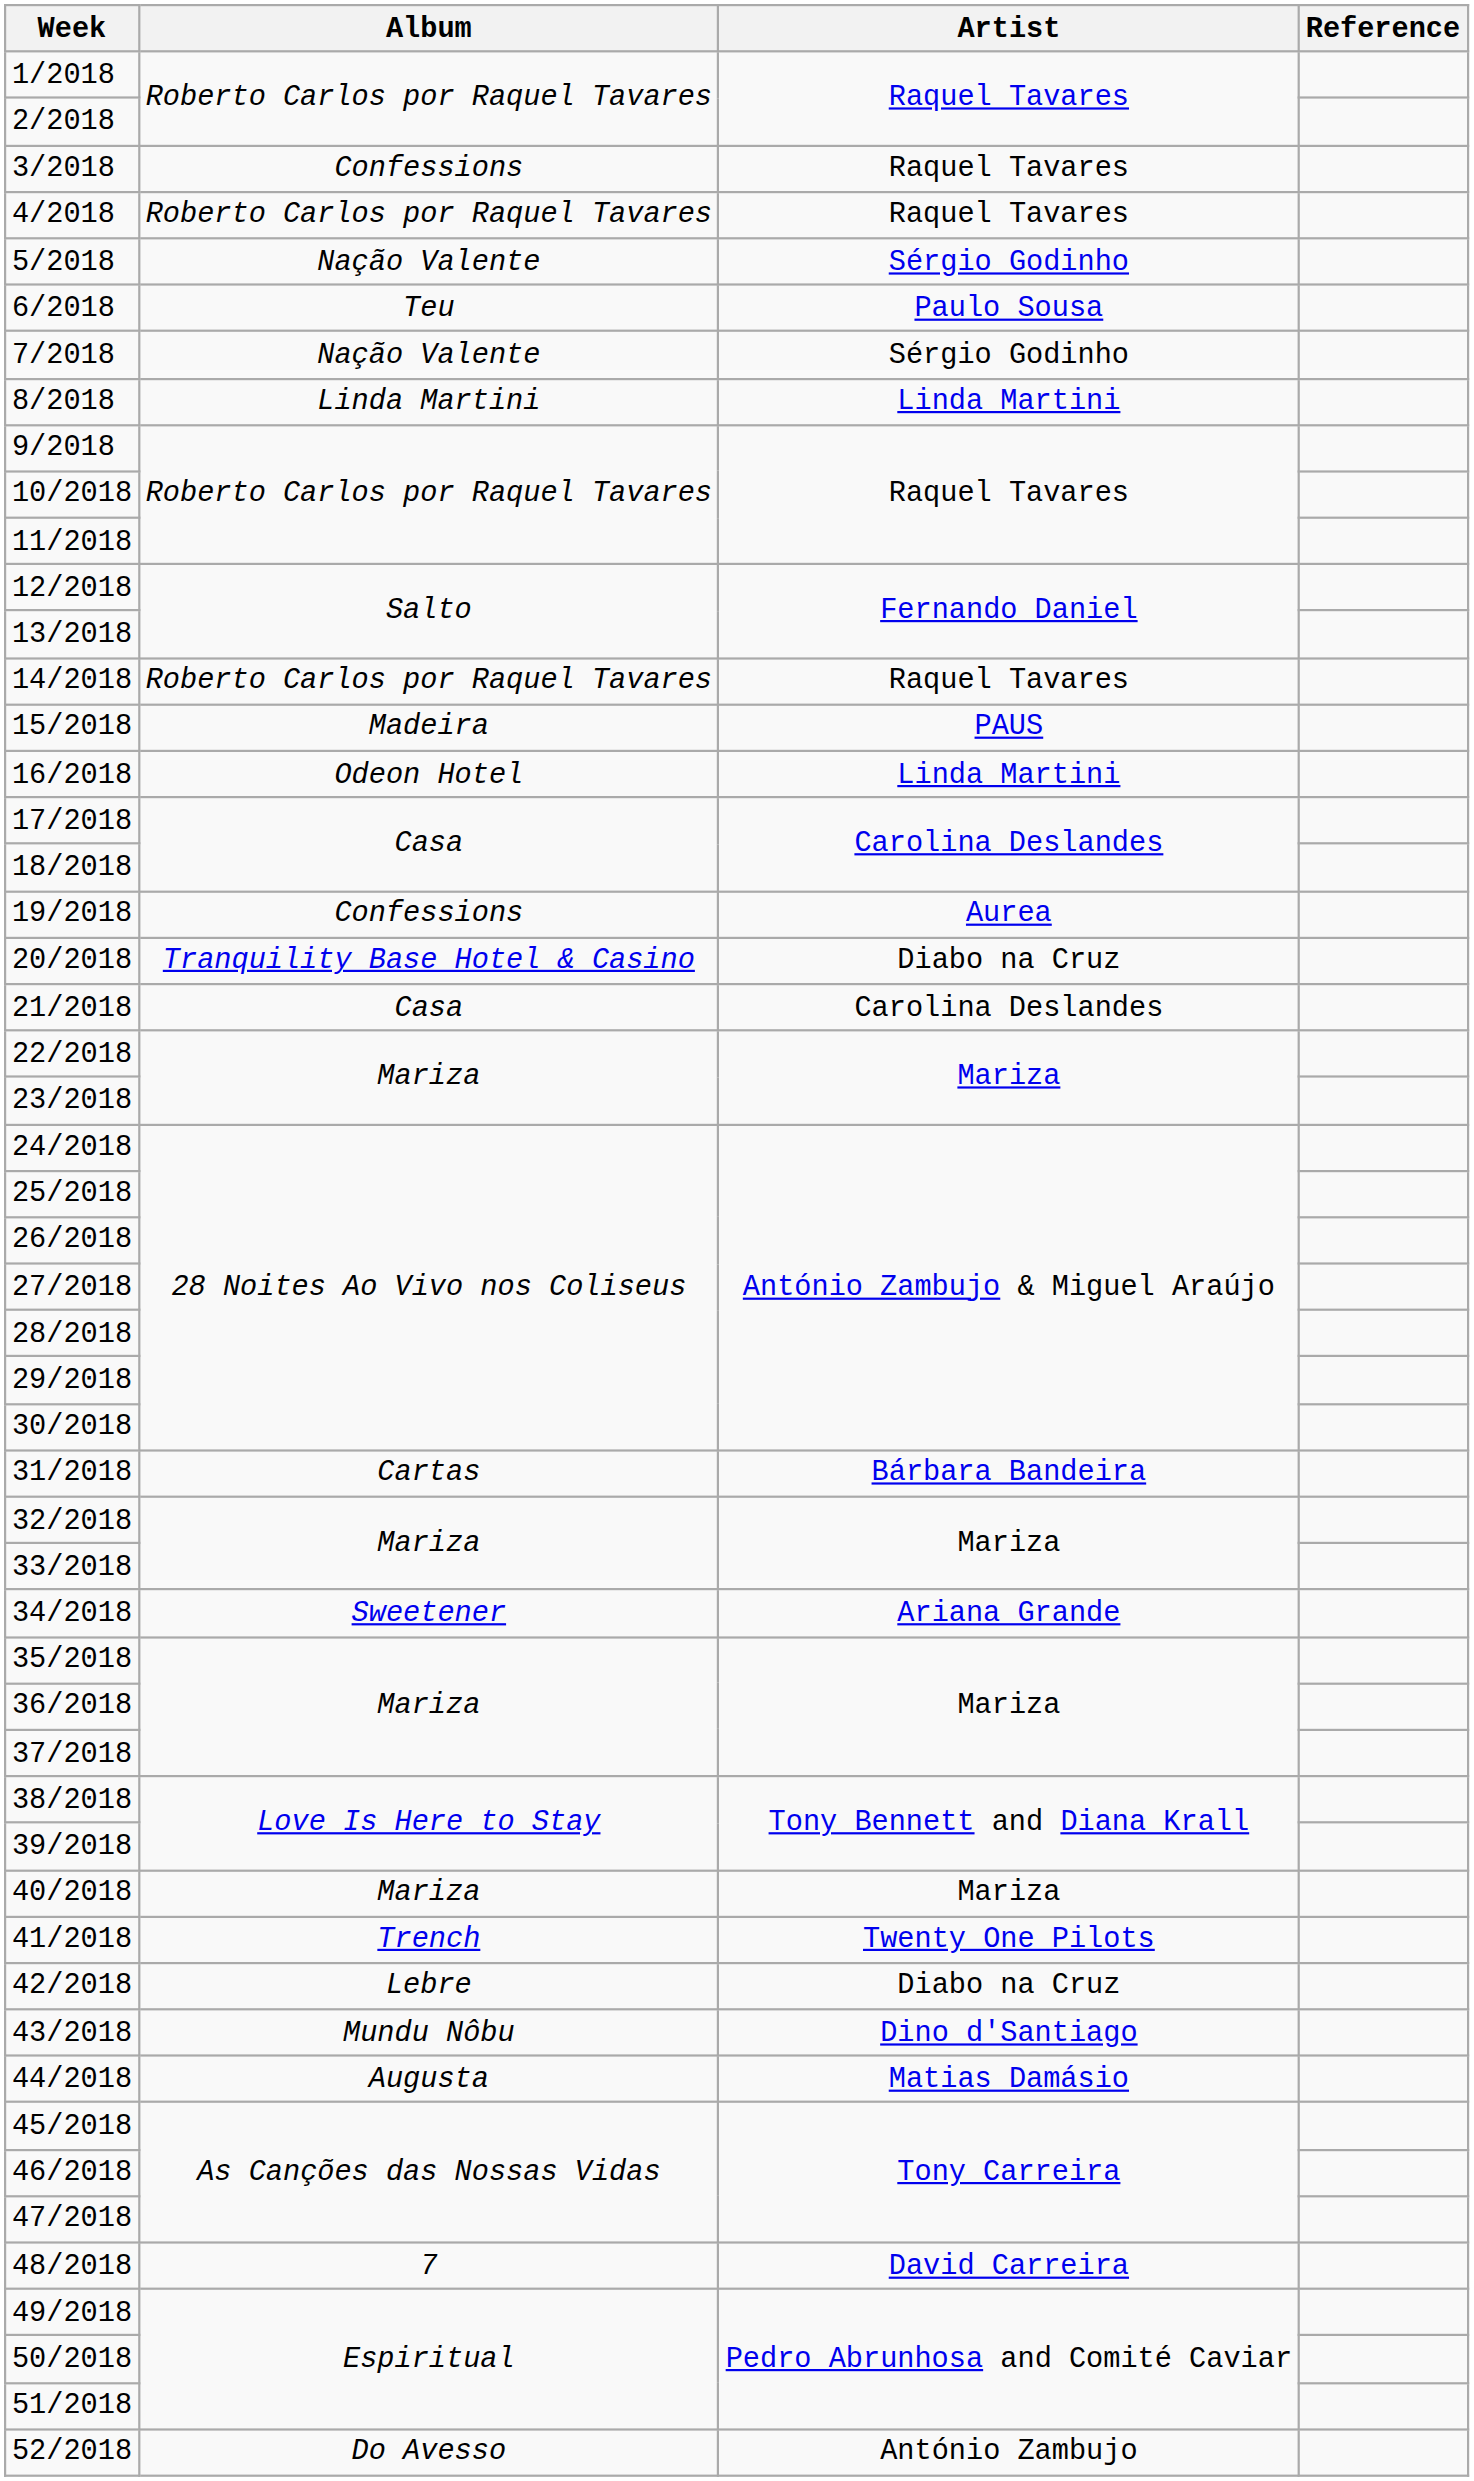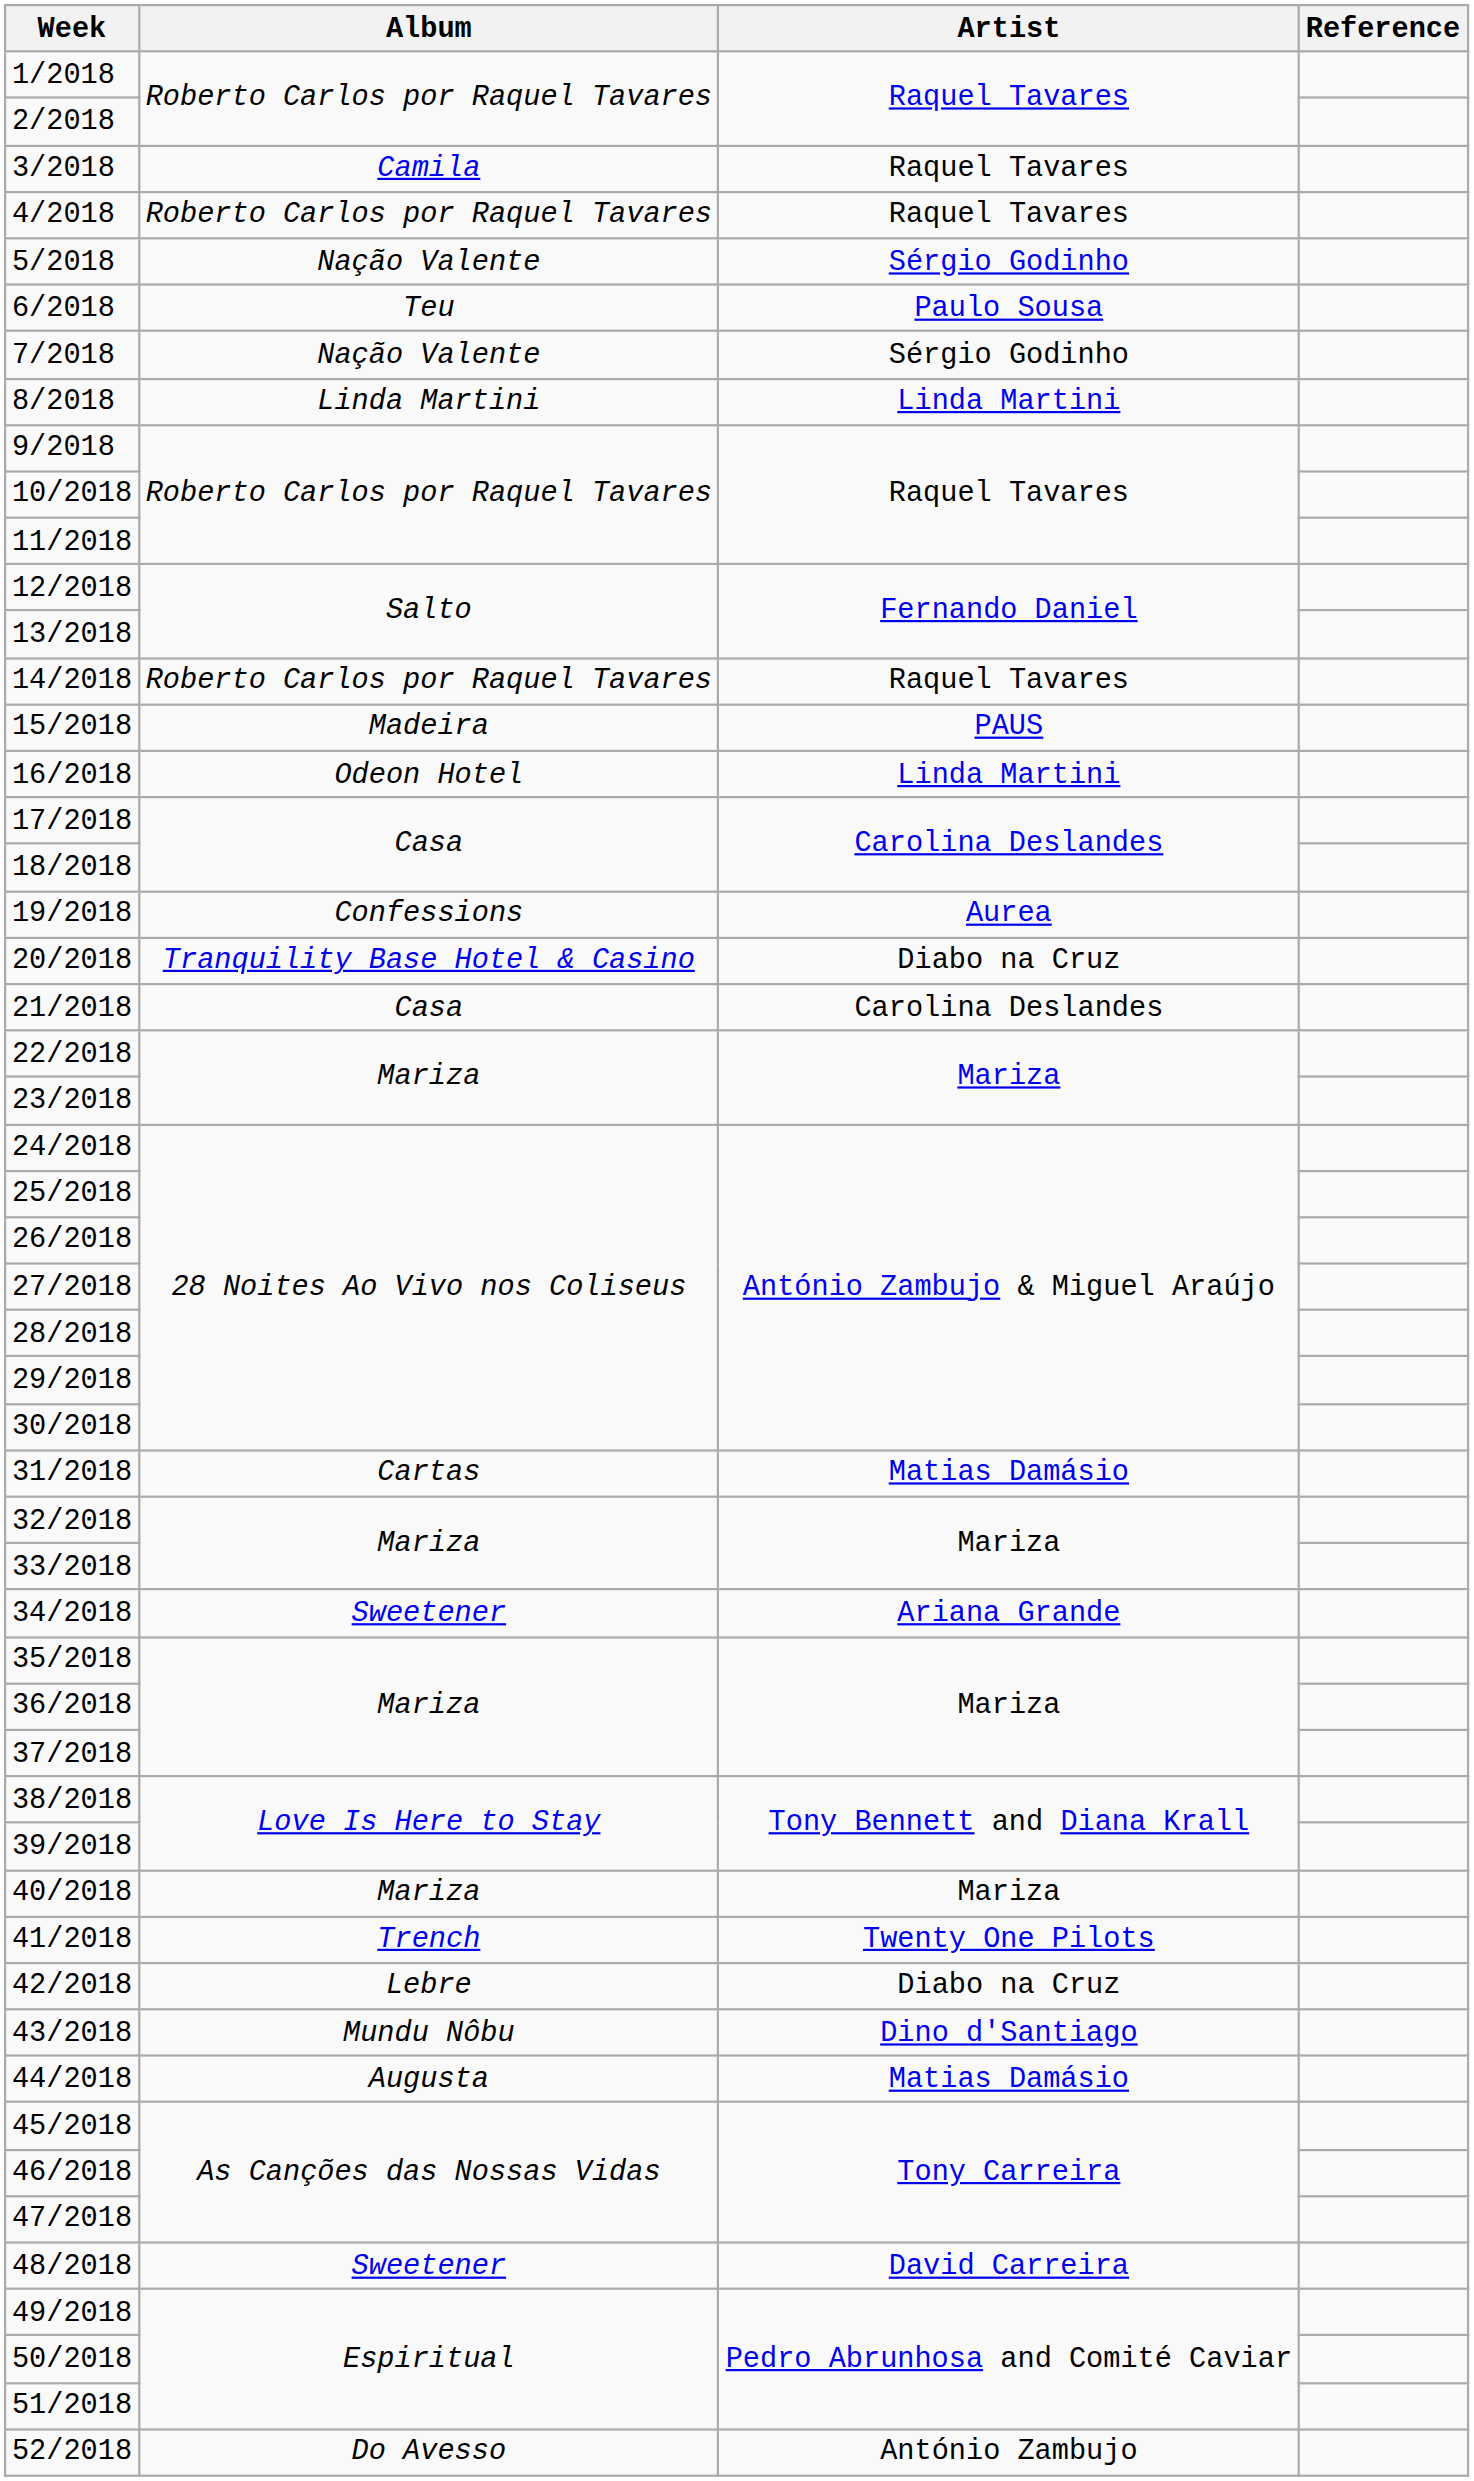(429, 168) Confessions -> (429, 168) Camila
(1009, 1473) Bárbara Bandeira -> (1009, 1473) Matias Damásio
(429, 2266) 7 -> (429, 2266) Sweetener
